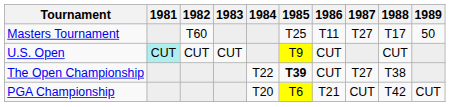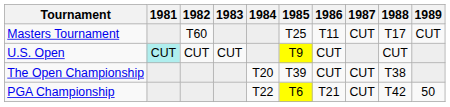(362, 34) T27 -> (362, 34) CUT
(428, 34) 50 -> (428, 34) CUT
(263, 73) T22 -> (263, 73) T20
(296, 73) bold -> (296, 73) normal
(362, 73) T27 -> (362, 73) CUT
(263, 92) T20 -> (263, 92) T22
(428, 92) CUT -> (428, 92) 50
